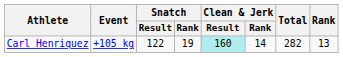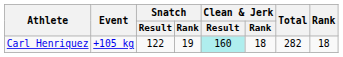(260, 44) 14 -> (260, 44) 18
(324, 44) 13 -> (324, 44) 18
